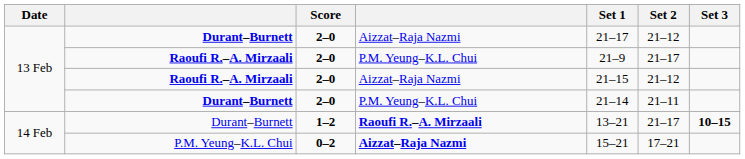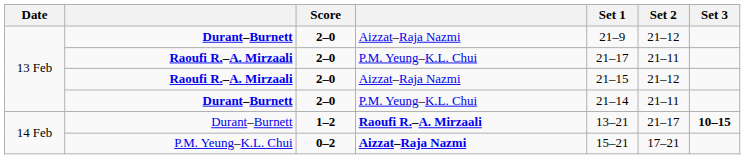(612, 36) 21–17 -> (612, 36) 21–9
(612, 58) 21–9 -> (612, 58) 21–17
(663, 58) 21–17 -> (663, 58) 21–11
